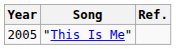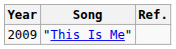(22, 35) 2005 -> (22, 35) 2009
